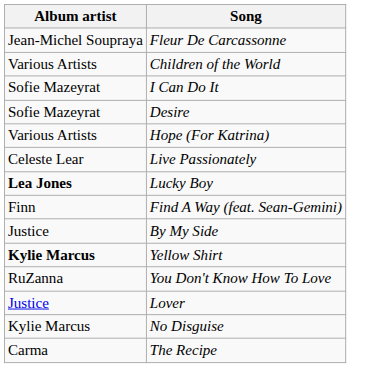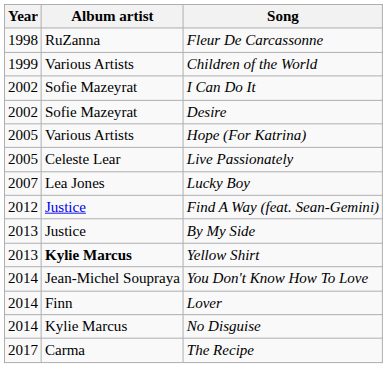+ column: (23, 16)
(75, 40) Jean-Michel Soupraya -> (73, 40) RuZanna
(40, 183) bold -> (75, 183) normal
(22, 207) Finn -> (65, 207) Justice
(36, 278) RuZanna -> (112, 278) Jean-Michel Soupraya
(28, 302) Justice -> (59, 302) Finn
